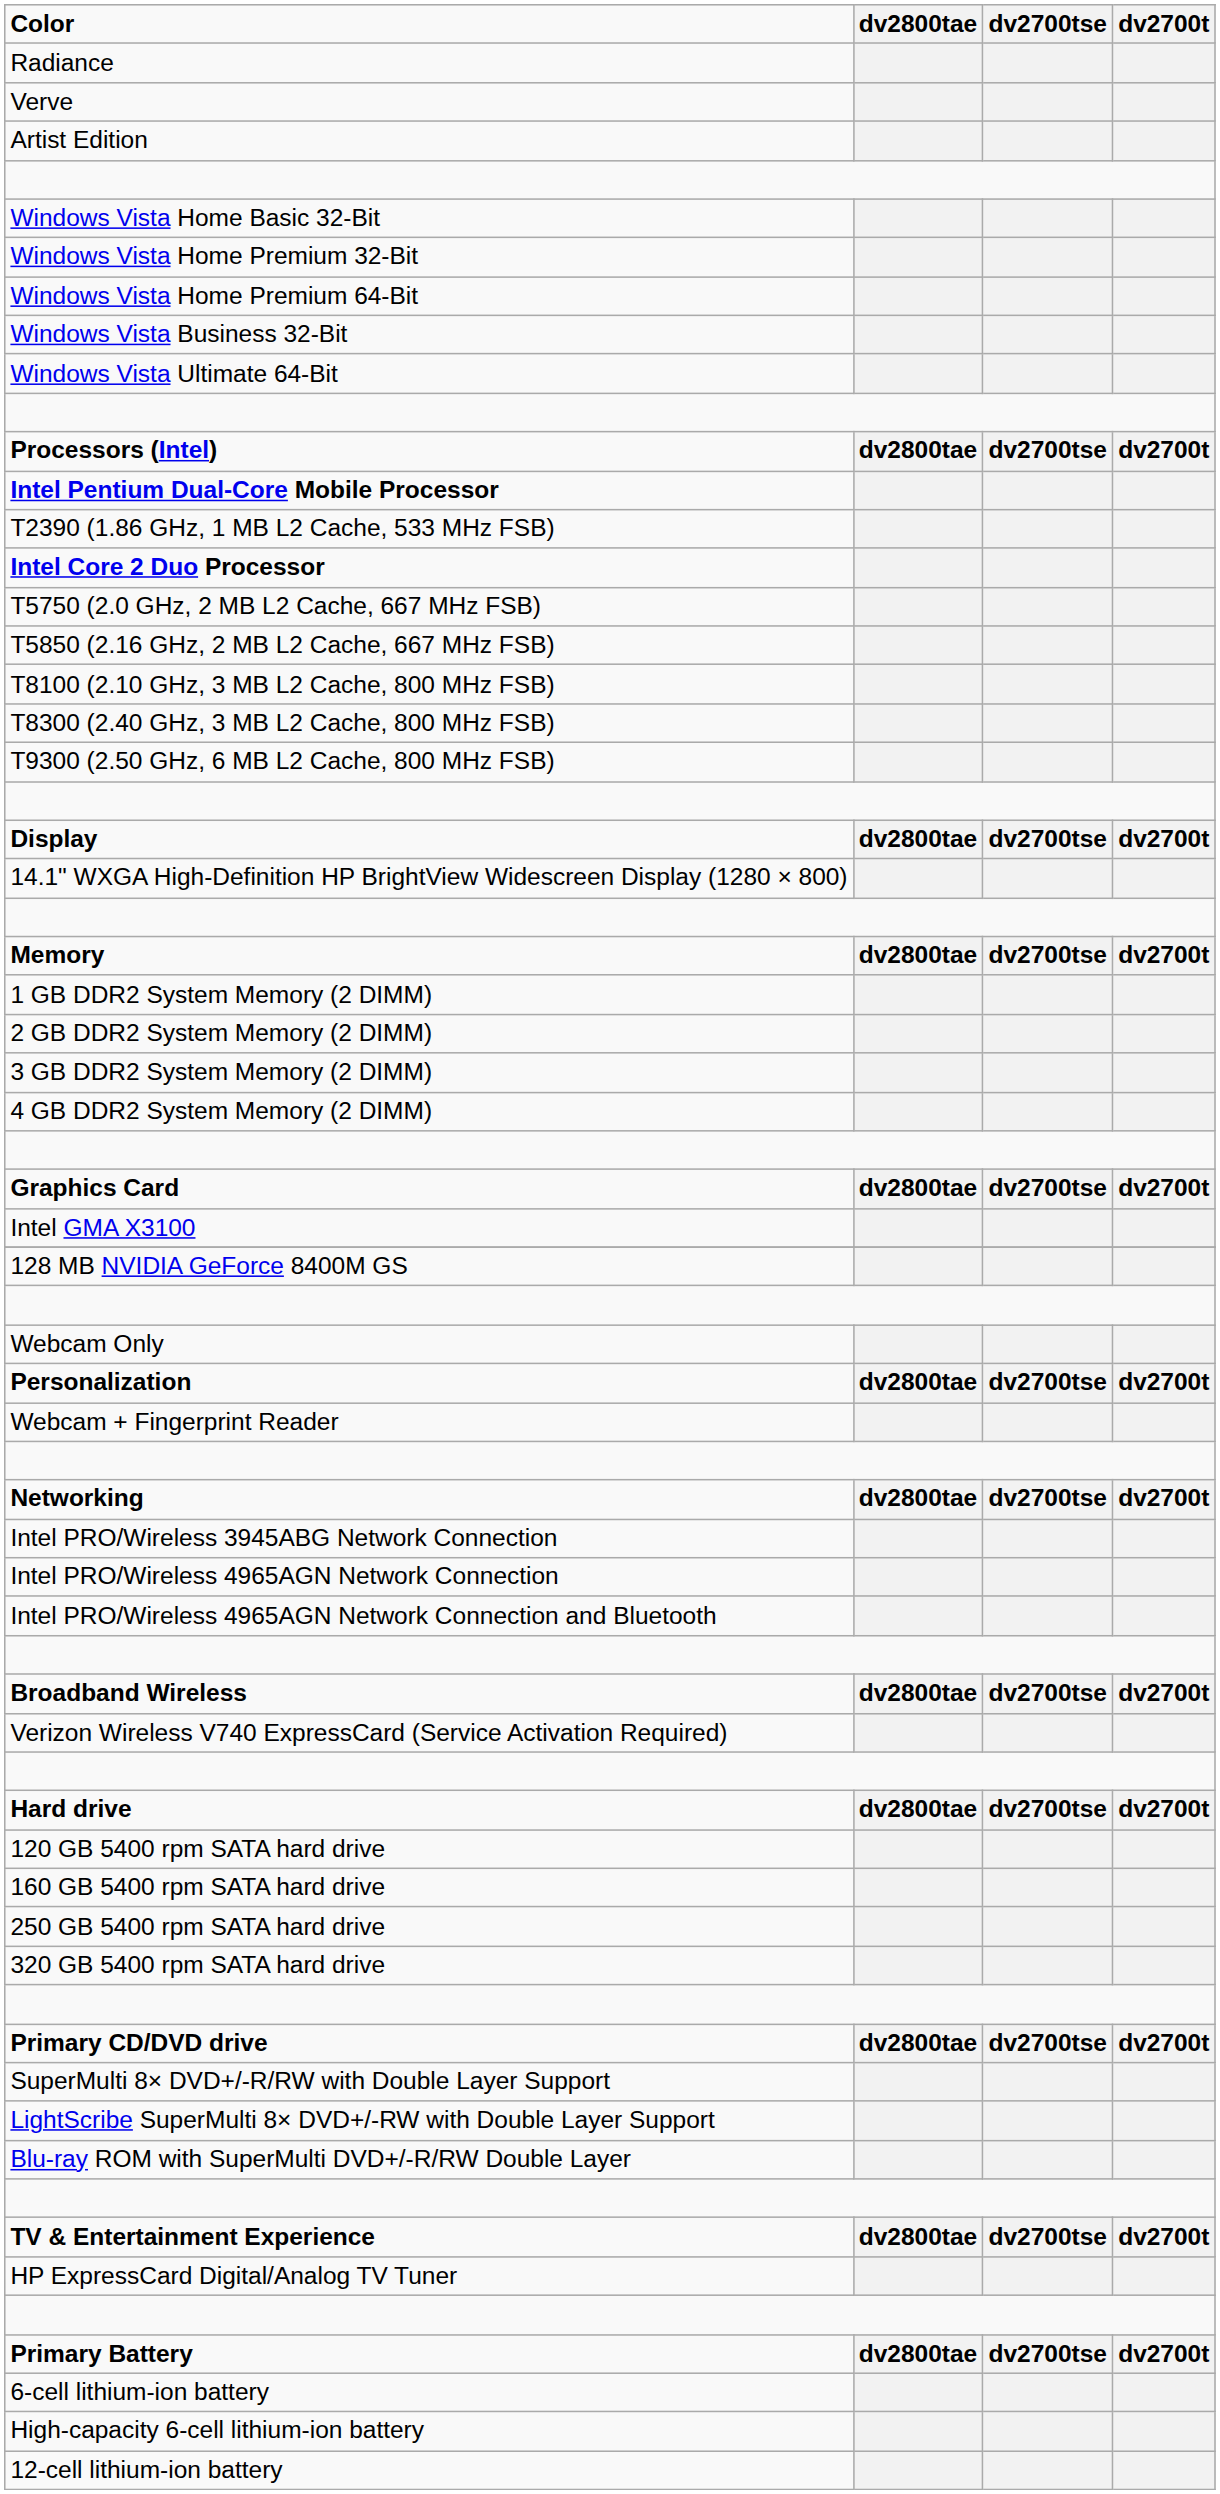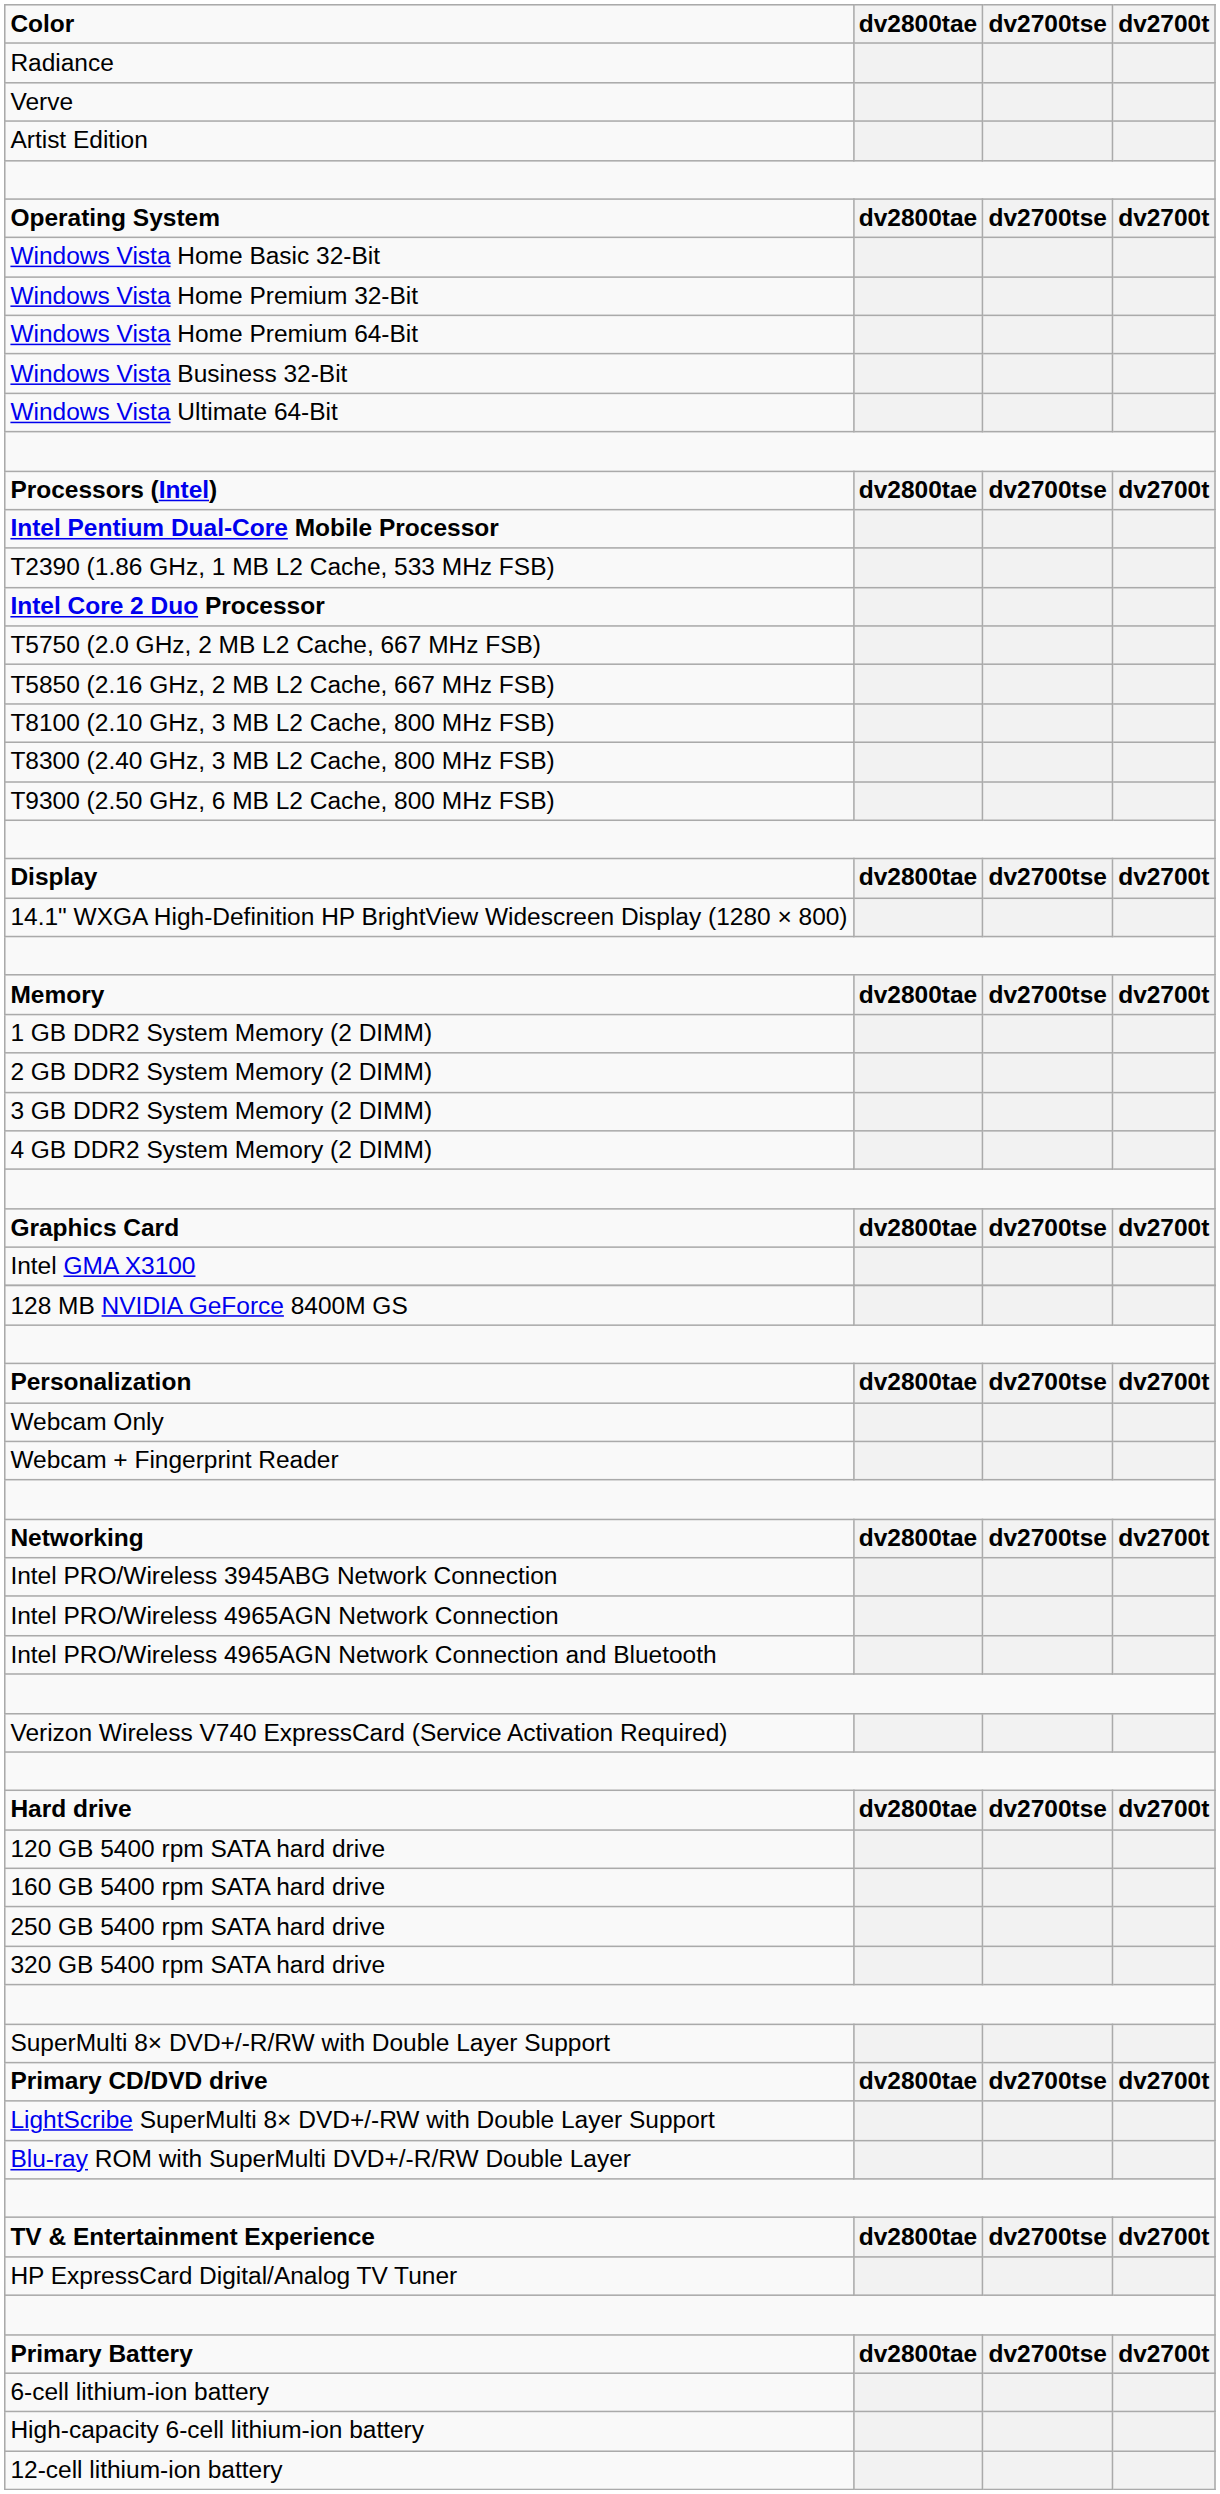+ row: (115, 218)
rows swapped: (101, 1382) <-> (87, 1343)
- row: (129, 1693)
rows swapped: (139, 2042) <-> (310, 2081)
